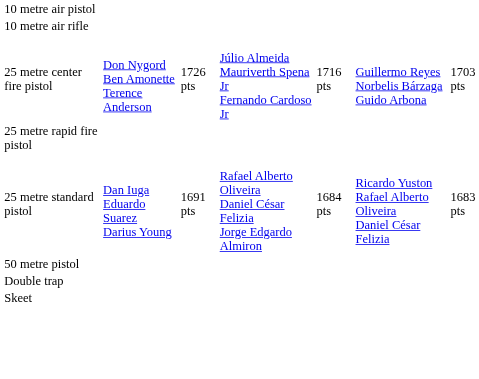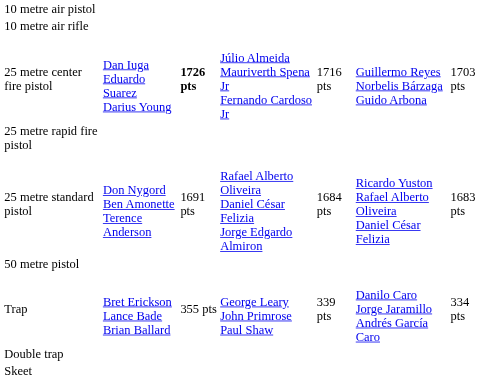(139, 85) Don Nygord Ben Amonette Terence Anderson -> (137, 85) Dan Iuga Eduardo Suarez Darius Young
(193, 78) normal -> (193, 78) bold
(137, 211) Dan Iuga Eduardo Suarez Darius Young -> (139, 211) Don Nygord Ben Amonette Terence Anderson
+ row: (16, 308)
